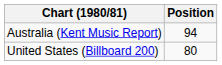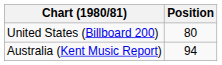rows swapped: (83, 51) <-> (84, 32)
